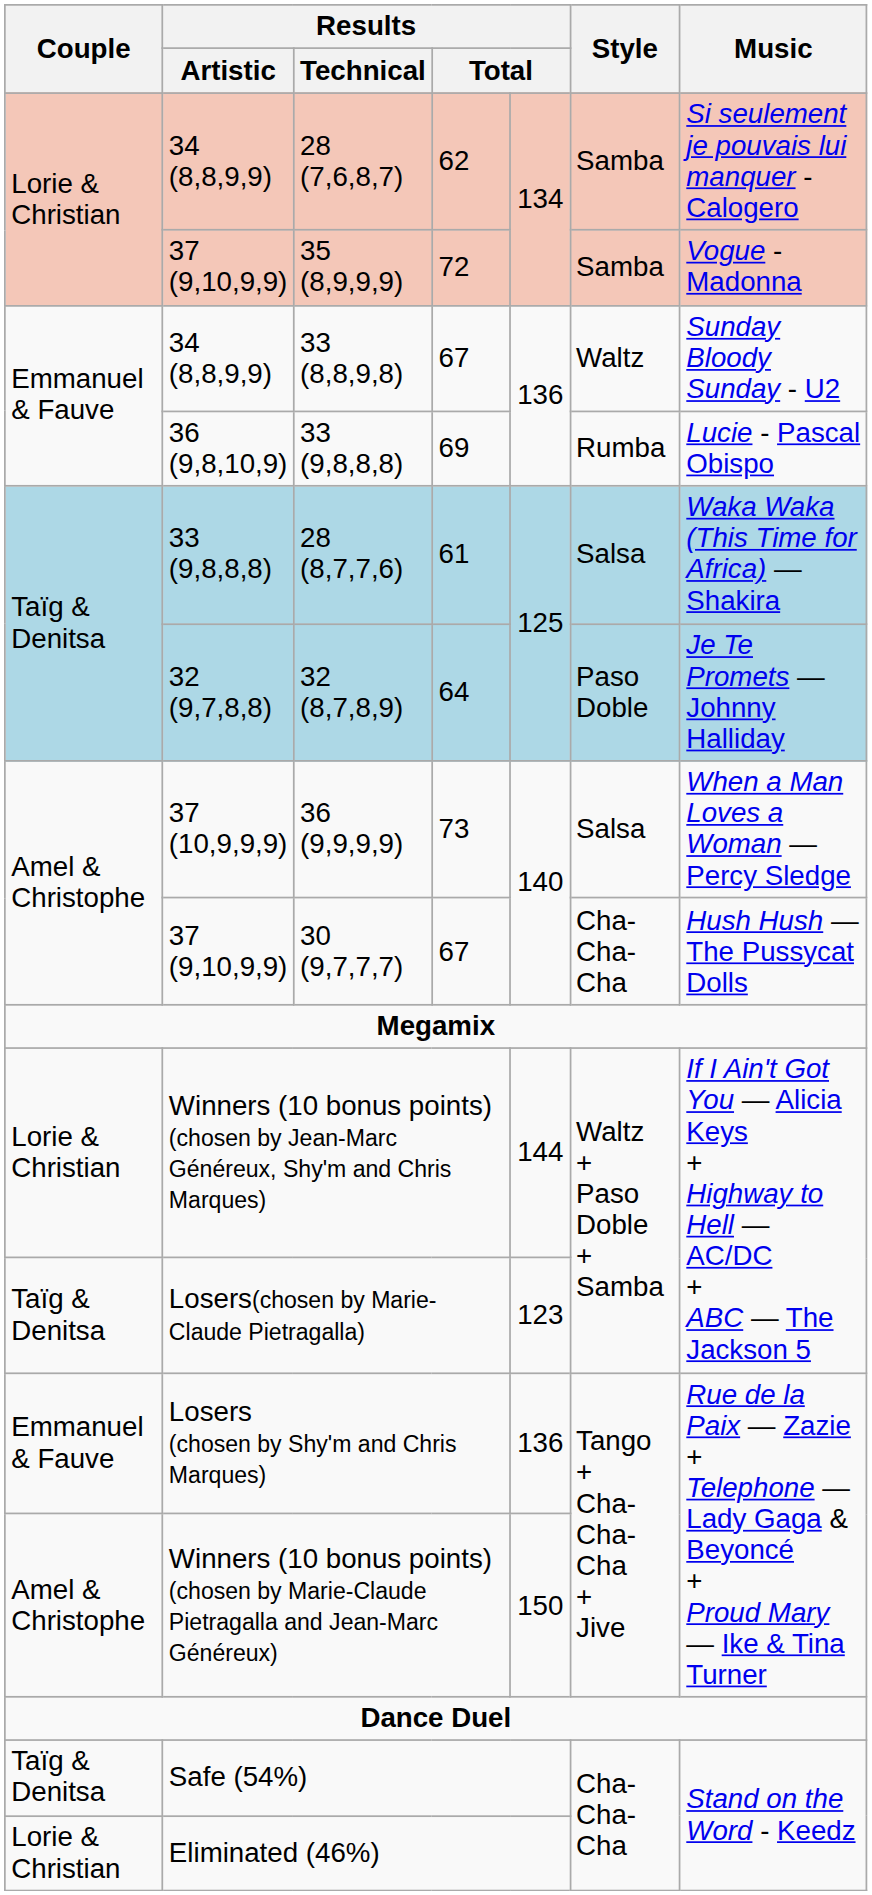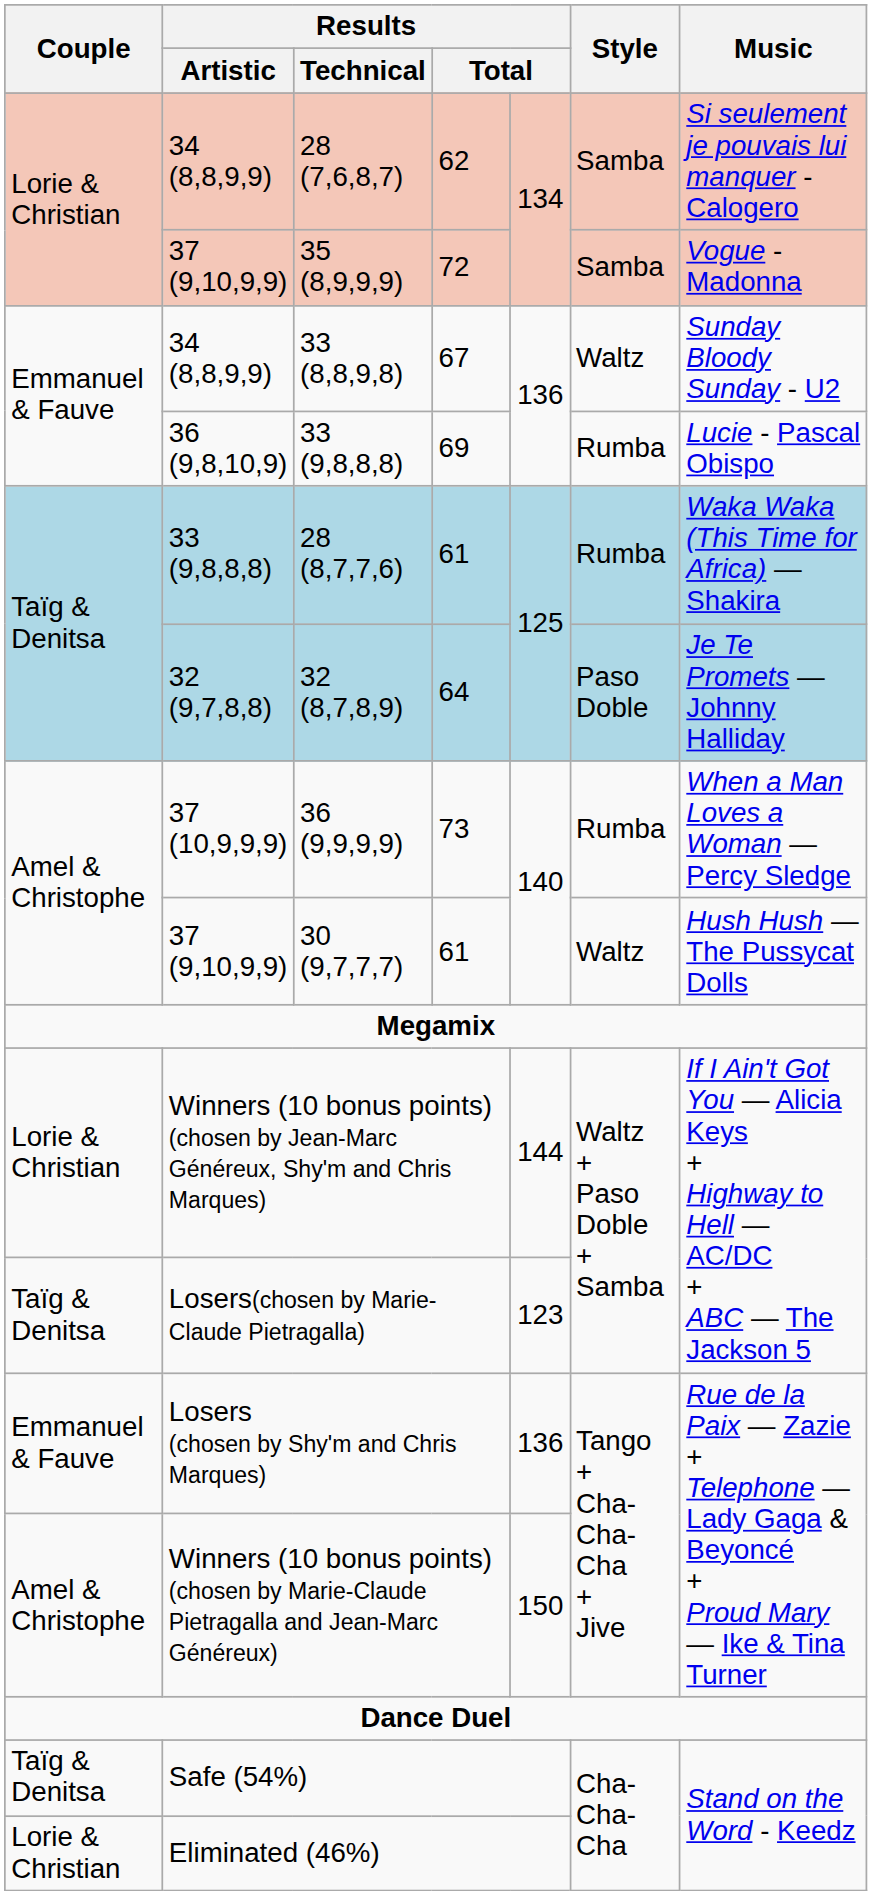(611, 554) Salsa -> (621, 554) Rumba
(611, 829) Salsa -> (621, 829) Rumba
(454, 950) 67 -> (454, 950) 61
(606, 950) Cha-Cha-Cha -> (610, 950) Waltz
